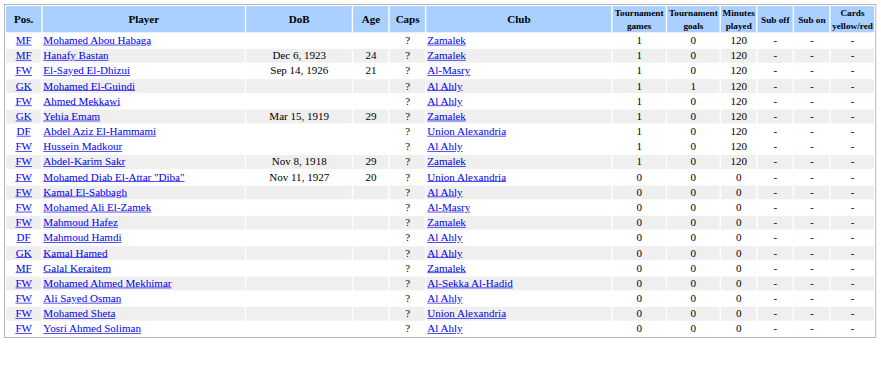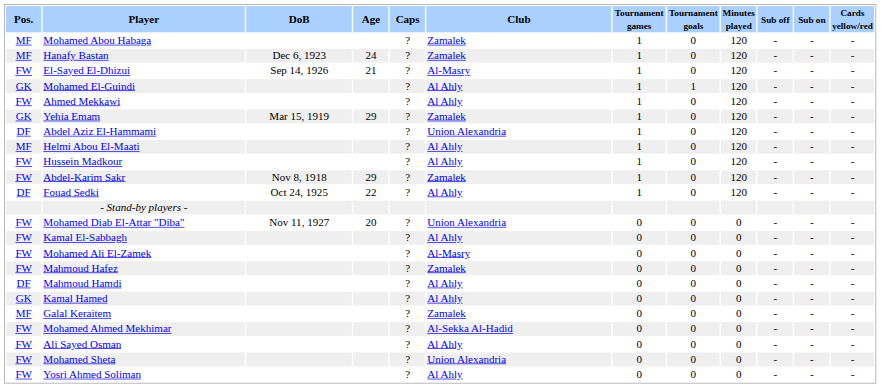+ row: (91, 146)
+ row: (71, 192)
+ row: (144, 207)
